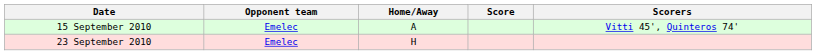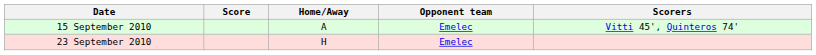columns swapped: (281, 12) <-> (501, 12)
